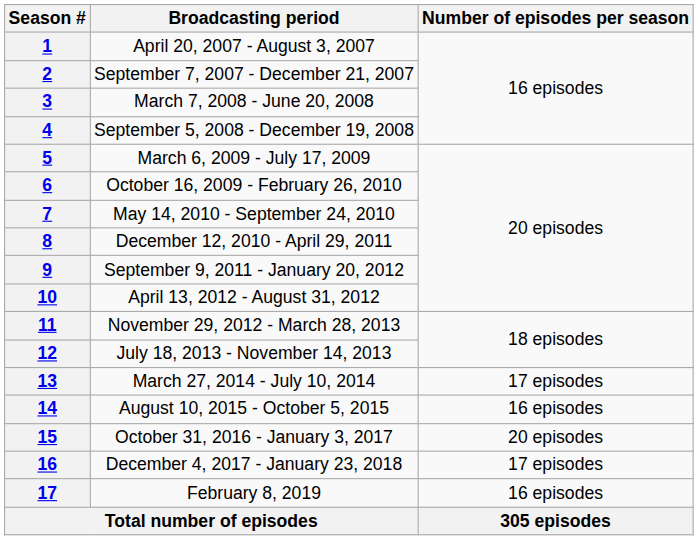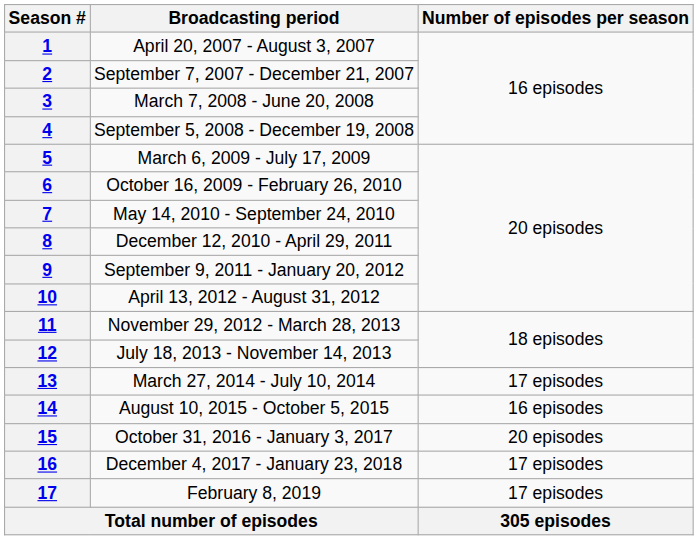(556, 492) 16 episodes -> (556, 492) 17 episodes
